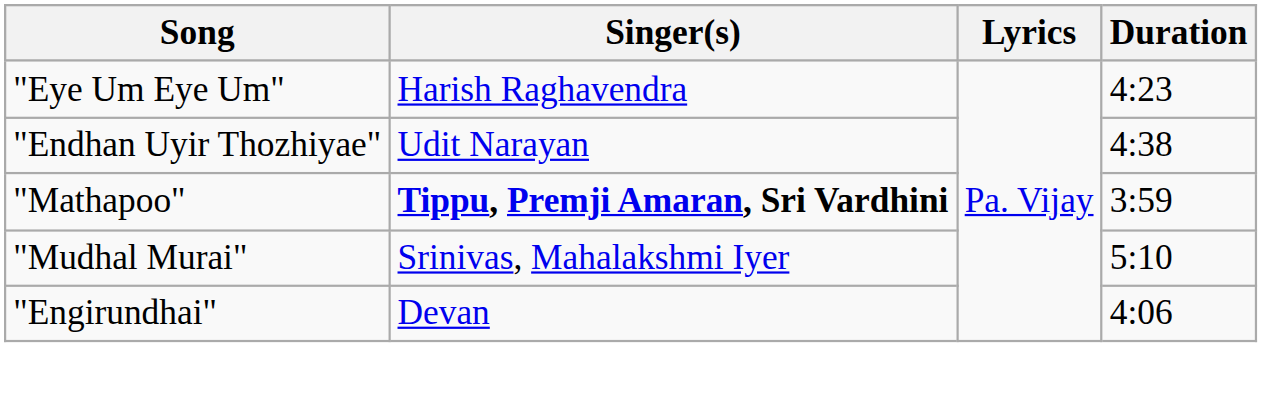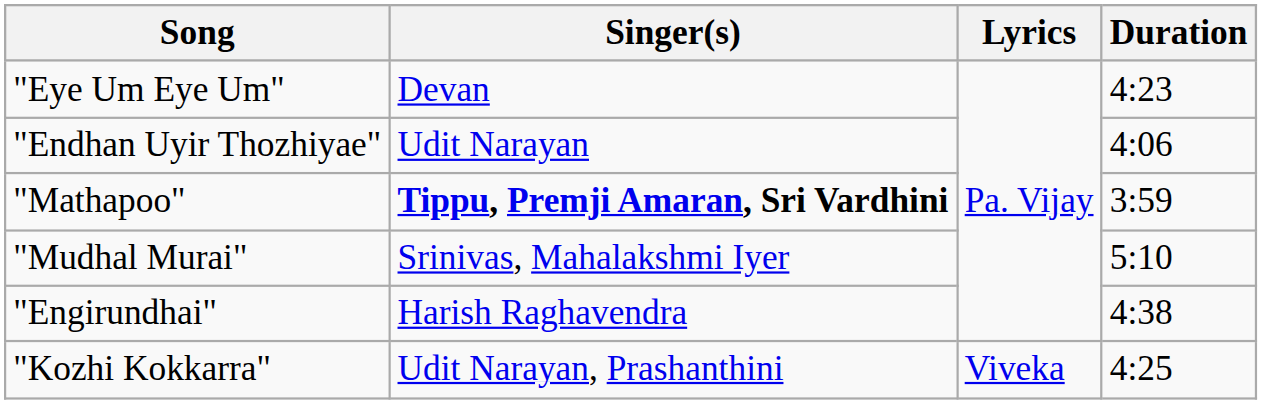(542, 88) Harish Raghavendra -> (444, 88) Devan
(1141, 144) 4:38 -> (1141, 144) 4:06
(444, 312) Devan -> (542, 312) Harish Raghavendra
(1141, 312) 4:06 -> (1141, 312) 4:38
+ row: (142, 369)
